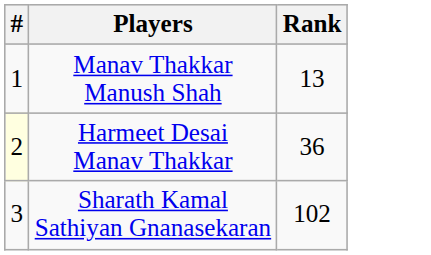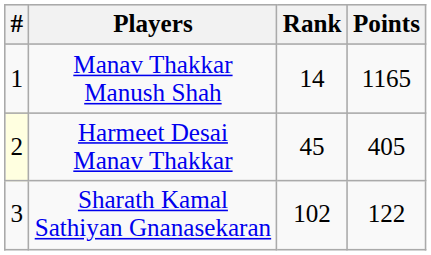+ column: (386, 24)
(312, 78) 13 -> (312, 78) 14
(312, 146) 36 -> (312, 146) 45
